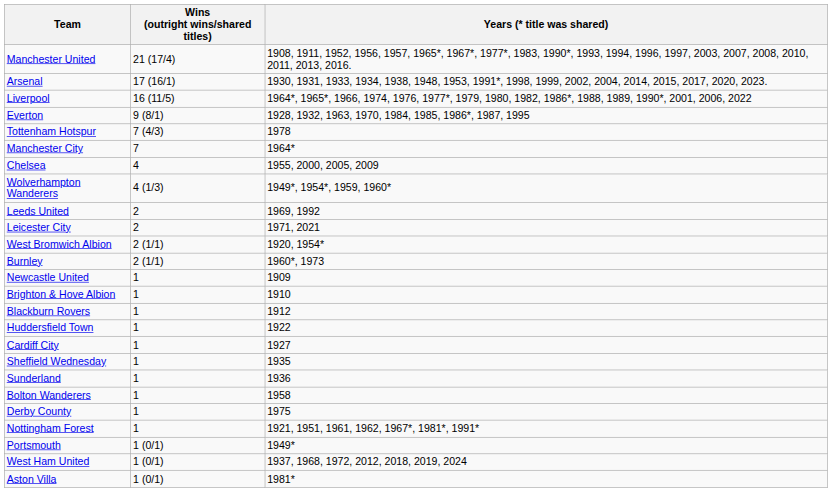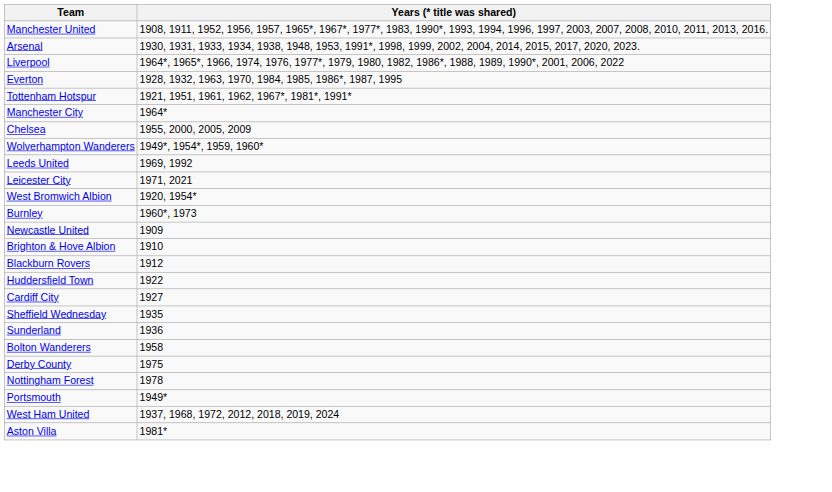- column: (198, 24)
(279, 132) 1978 -> (246, 96) 1921, 1951, 1961, 1962, 1967*, 1981*, 1991*
(373, 428) 1921, 1951, 1961, 1962, 1967*, 1981*, 1991* -> (151, 381) 1978
